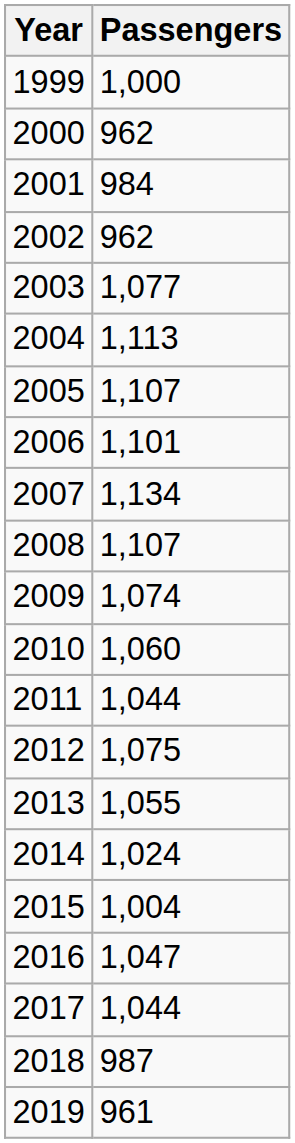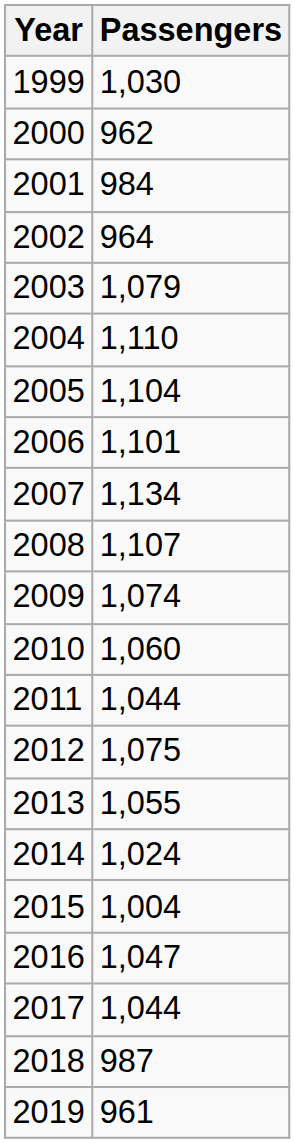(140, 81) 1,000 -> (140, 81) 1,030
(127, 236) 962 -> (127, 236) 964
(140, 287) 1,077 -> (140, 287) 1,079
(139, 339) 1,113 -> (139, 339) 1,110
(140, 390) 1,107 -> (140, 390) 1,104
